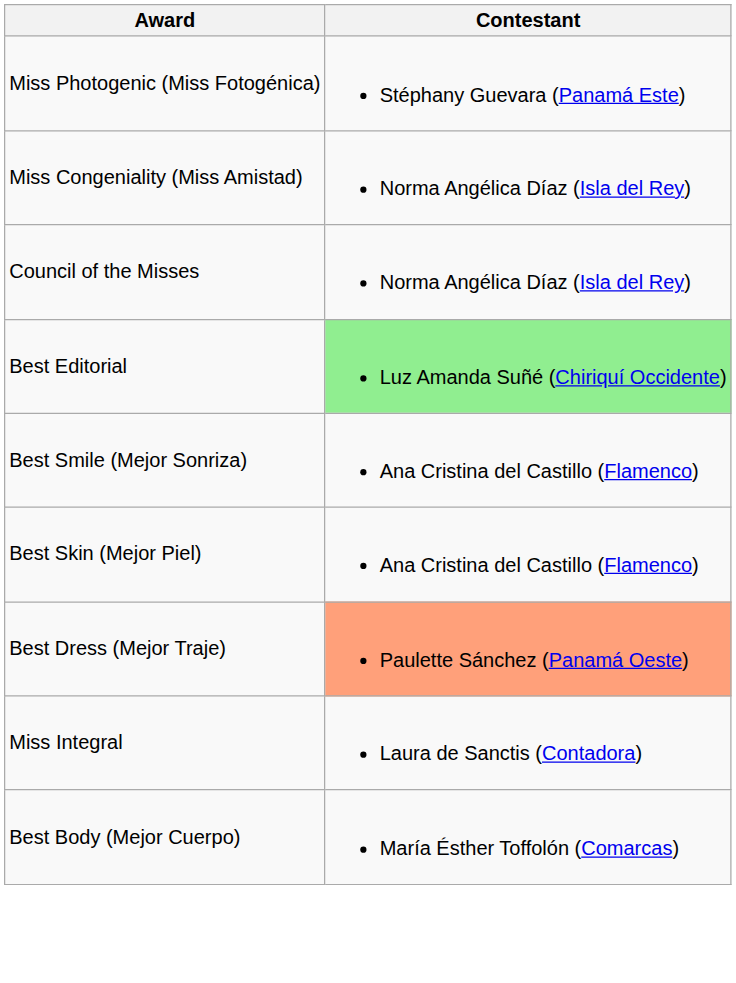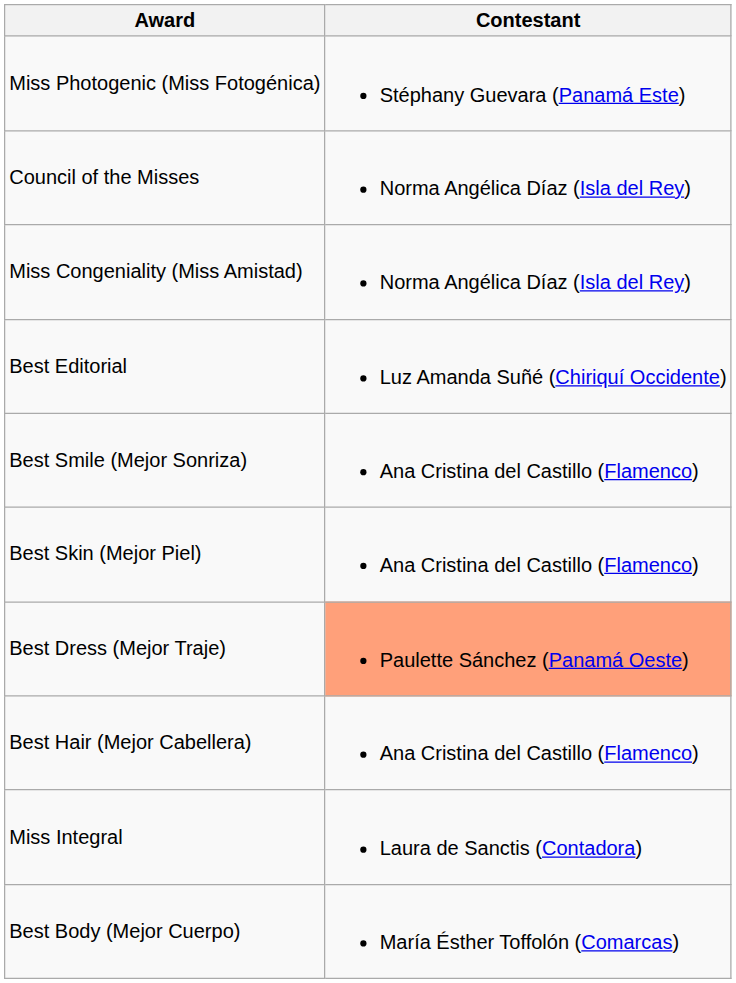rows swapped: (156, 177) <-> (104, 271)
(528, 377) lightgreen background -> (528, 377) no background
+ row: (130, 742)
